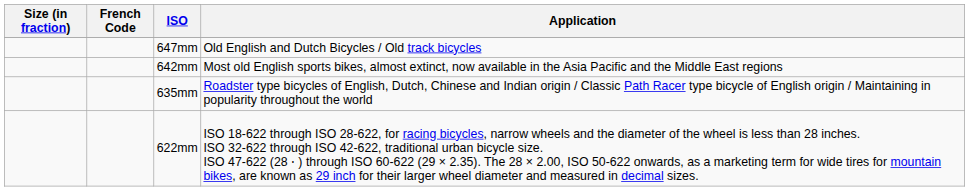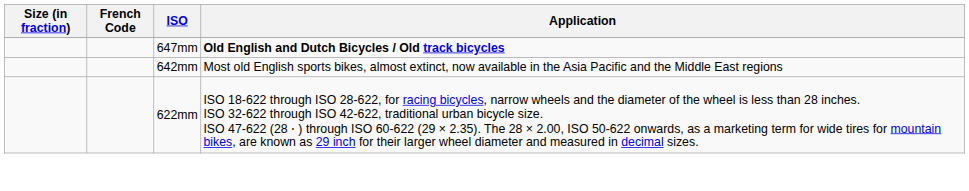(342, 47) normal -> (354, 47) bold
- row: (177, 93)
